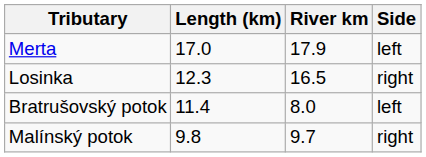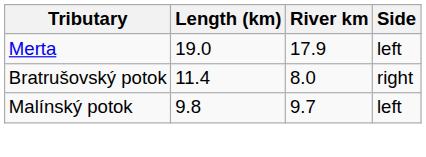(193, 48) 17.0 -> (193, 48) 19.0
- row: (41, 78)
(389, 107) left -> (395, 78) right
(395, 136) right -> (389, 107) left
